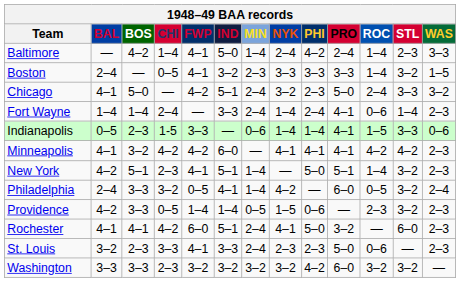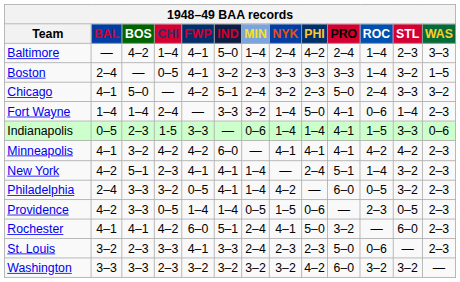(256, 112) 2–4 -> (256, 112) 3–2
(314, 112) 2–4 -> (314, 112) 5–0
(228, 170) 5–1 -> (228, 170) 4–1
(314, 170) 5–0 -> (314, 170) 2–4
(439, 190) 2–4 -> (439, 190) 2–3
(408, 209) 3–2 -> (408, 209) 0–5
